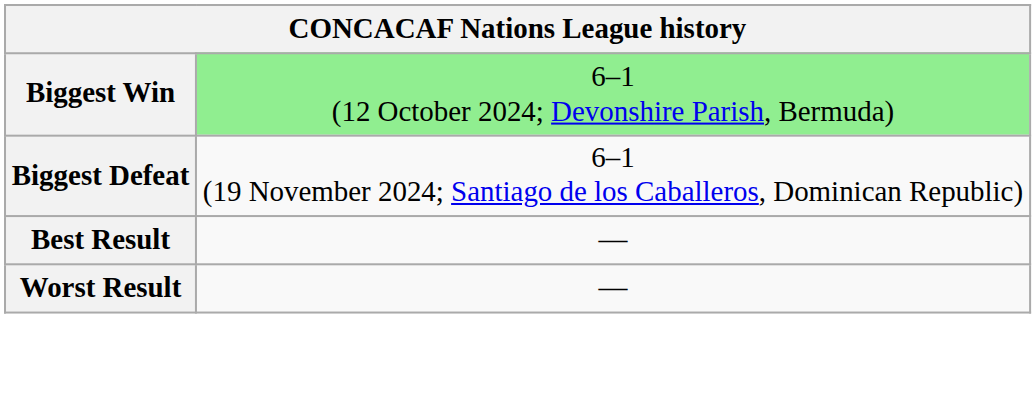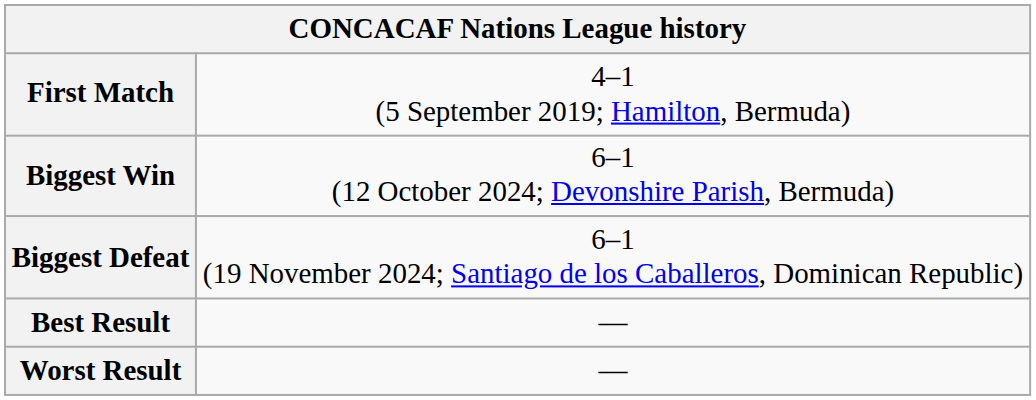+ row: (101, 93)
(613, 93) lightgreen background -> (613, 175) no background
